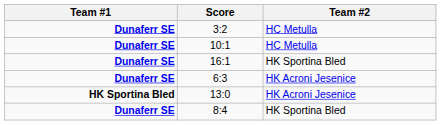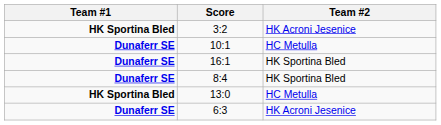(145, 29) Dunaferr SE -> (132, 29) HK Sportina Bled
(291, 29) HC Metulla -> (311, 29) HK Acroni Jesenice
rows swapped: (220, 111) <-> (220, 78)
(311, 95) HK Acroni Jesenice -> (291, 95) HC Metulla
